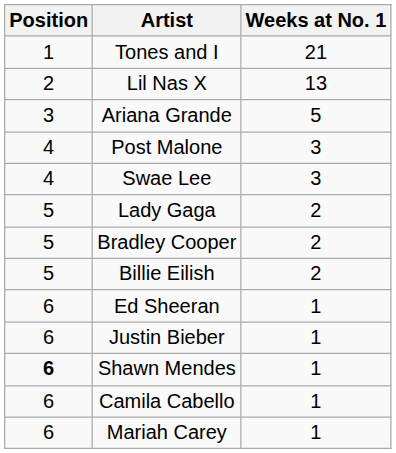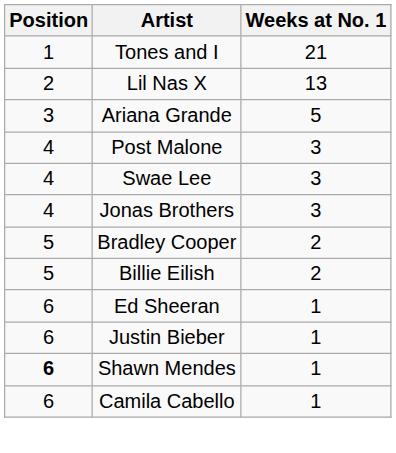+ row: (167, 210)
- row: (167, 210)
- row: (167, 432)
